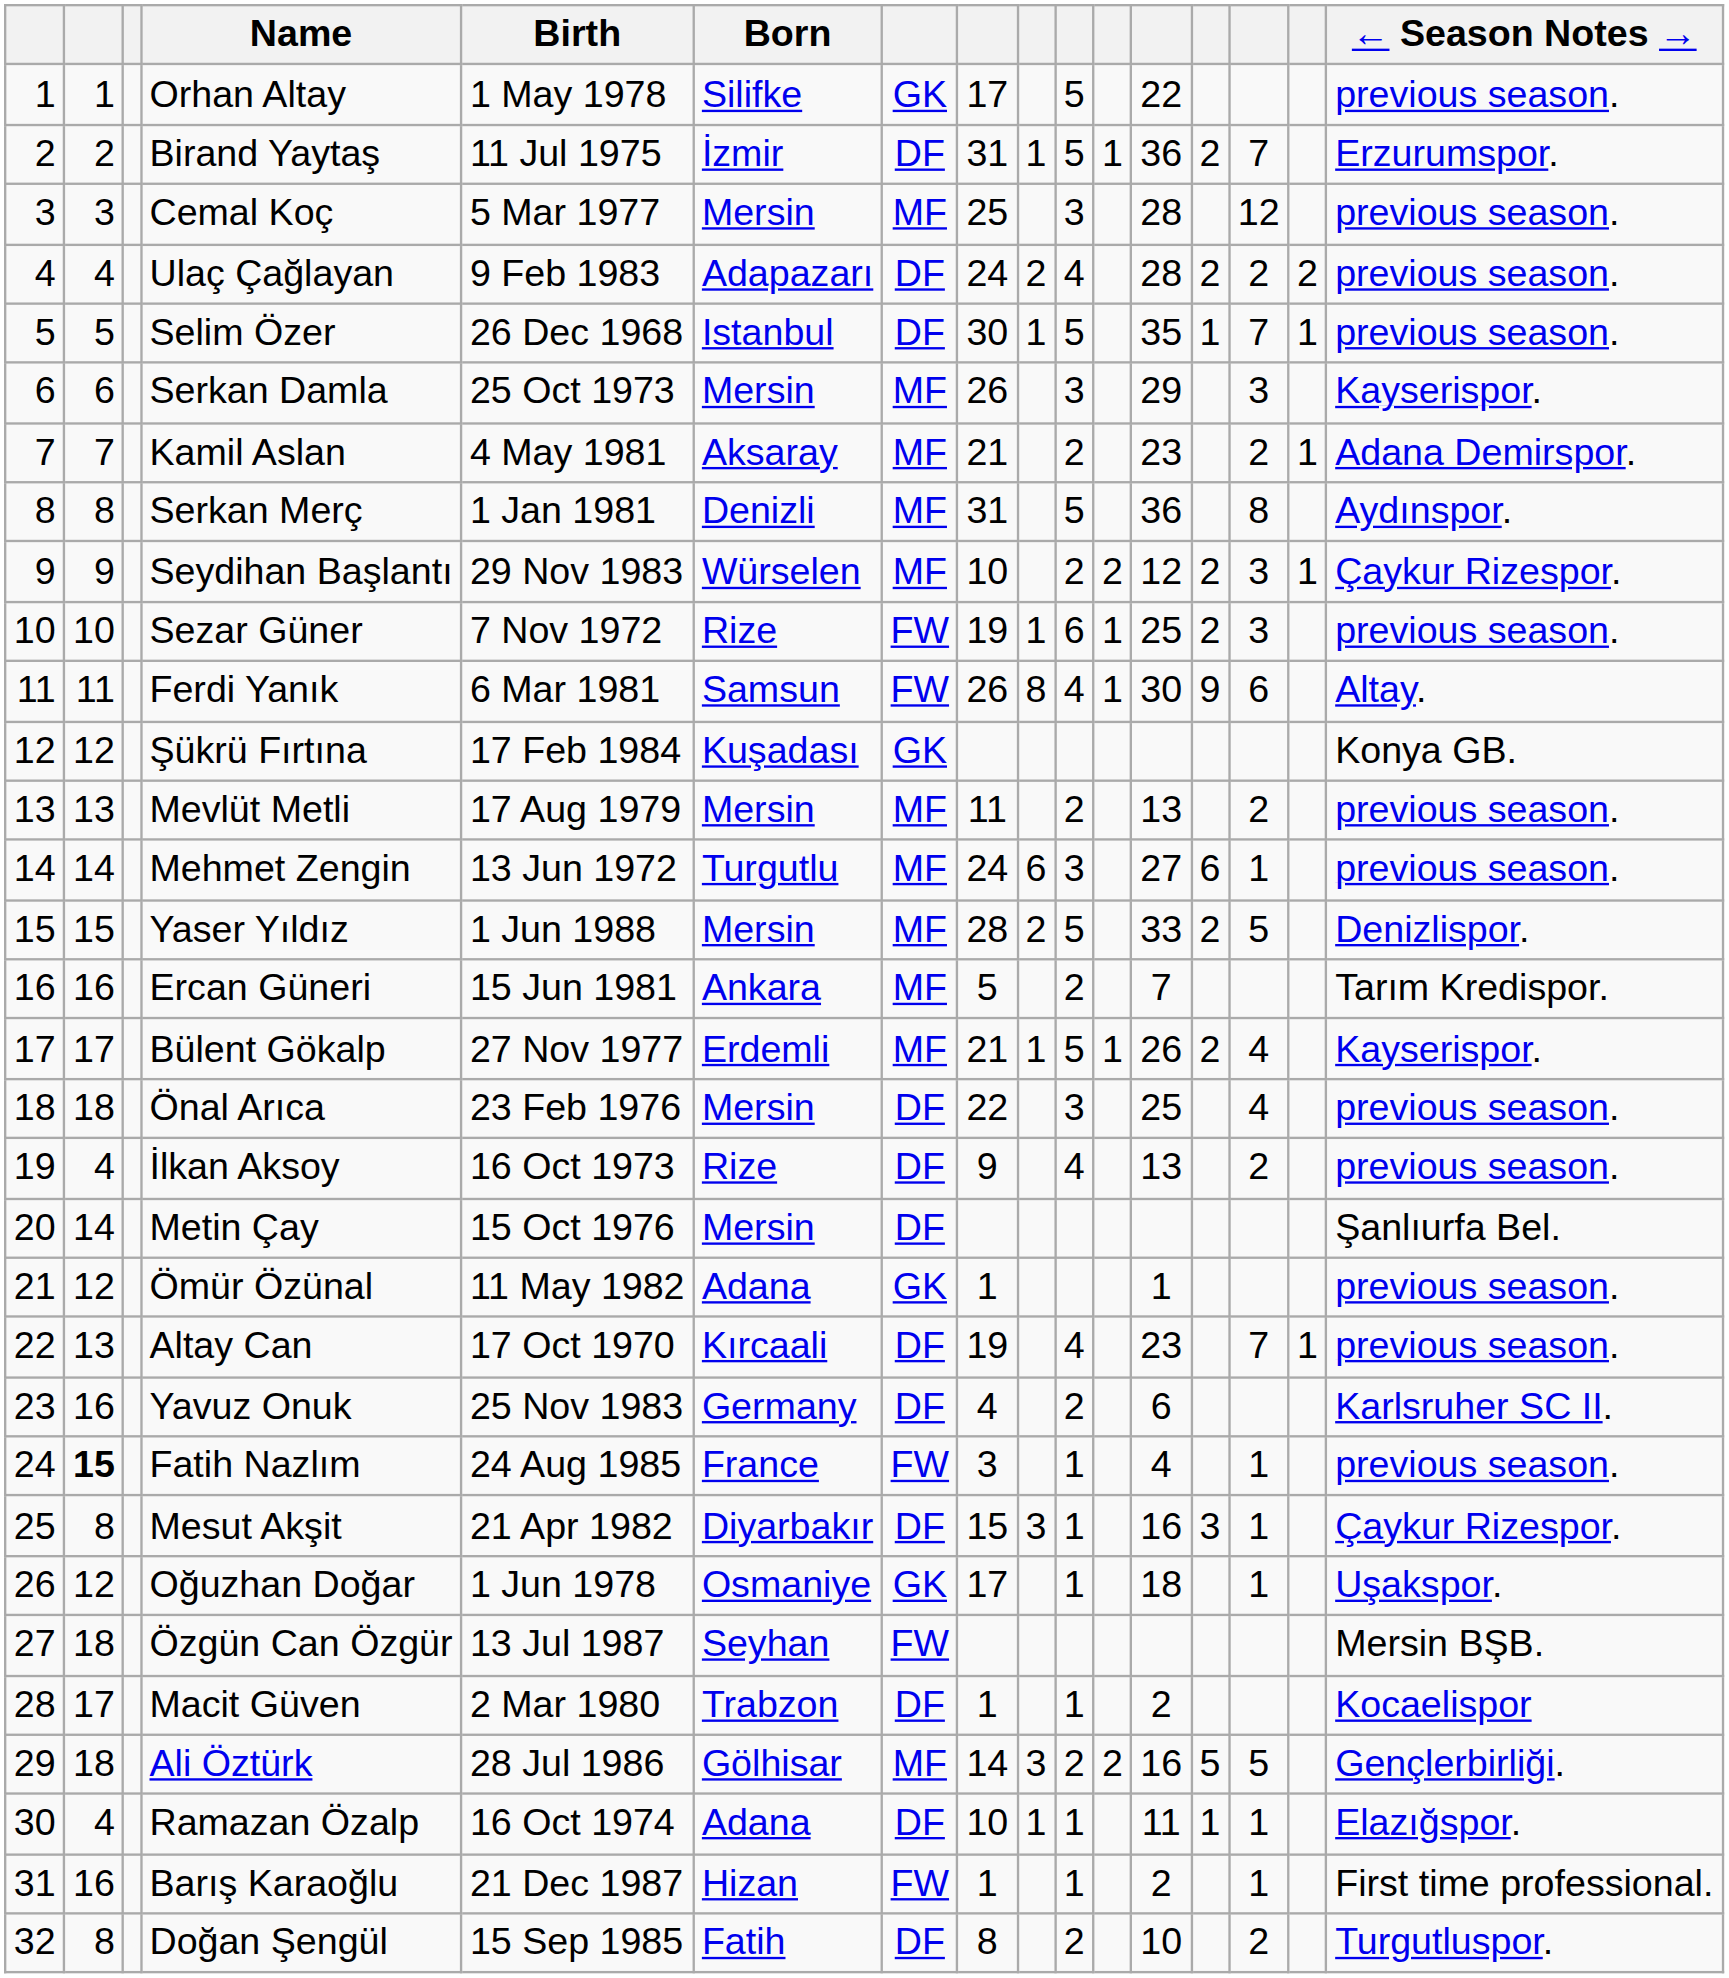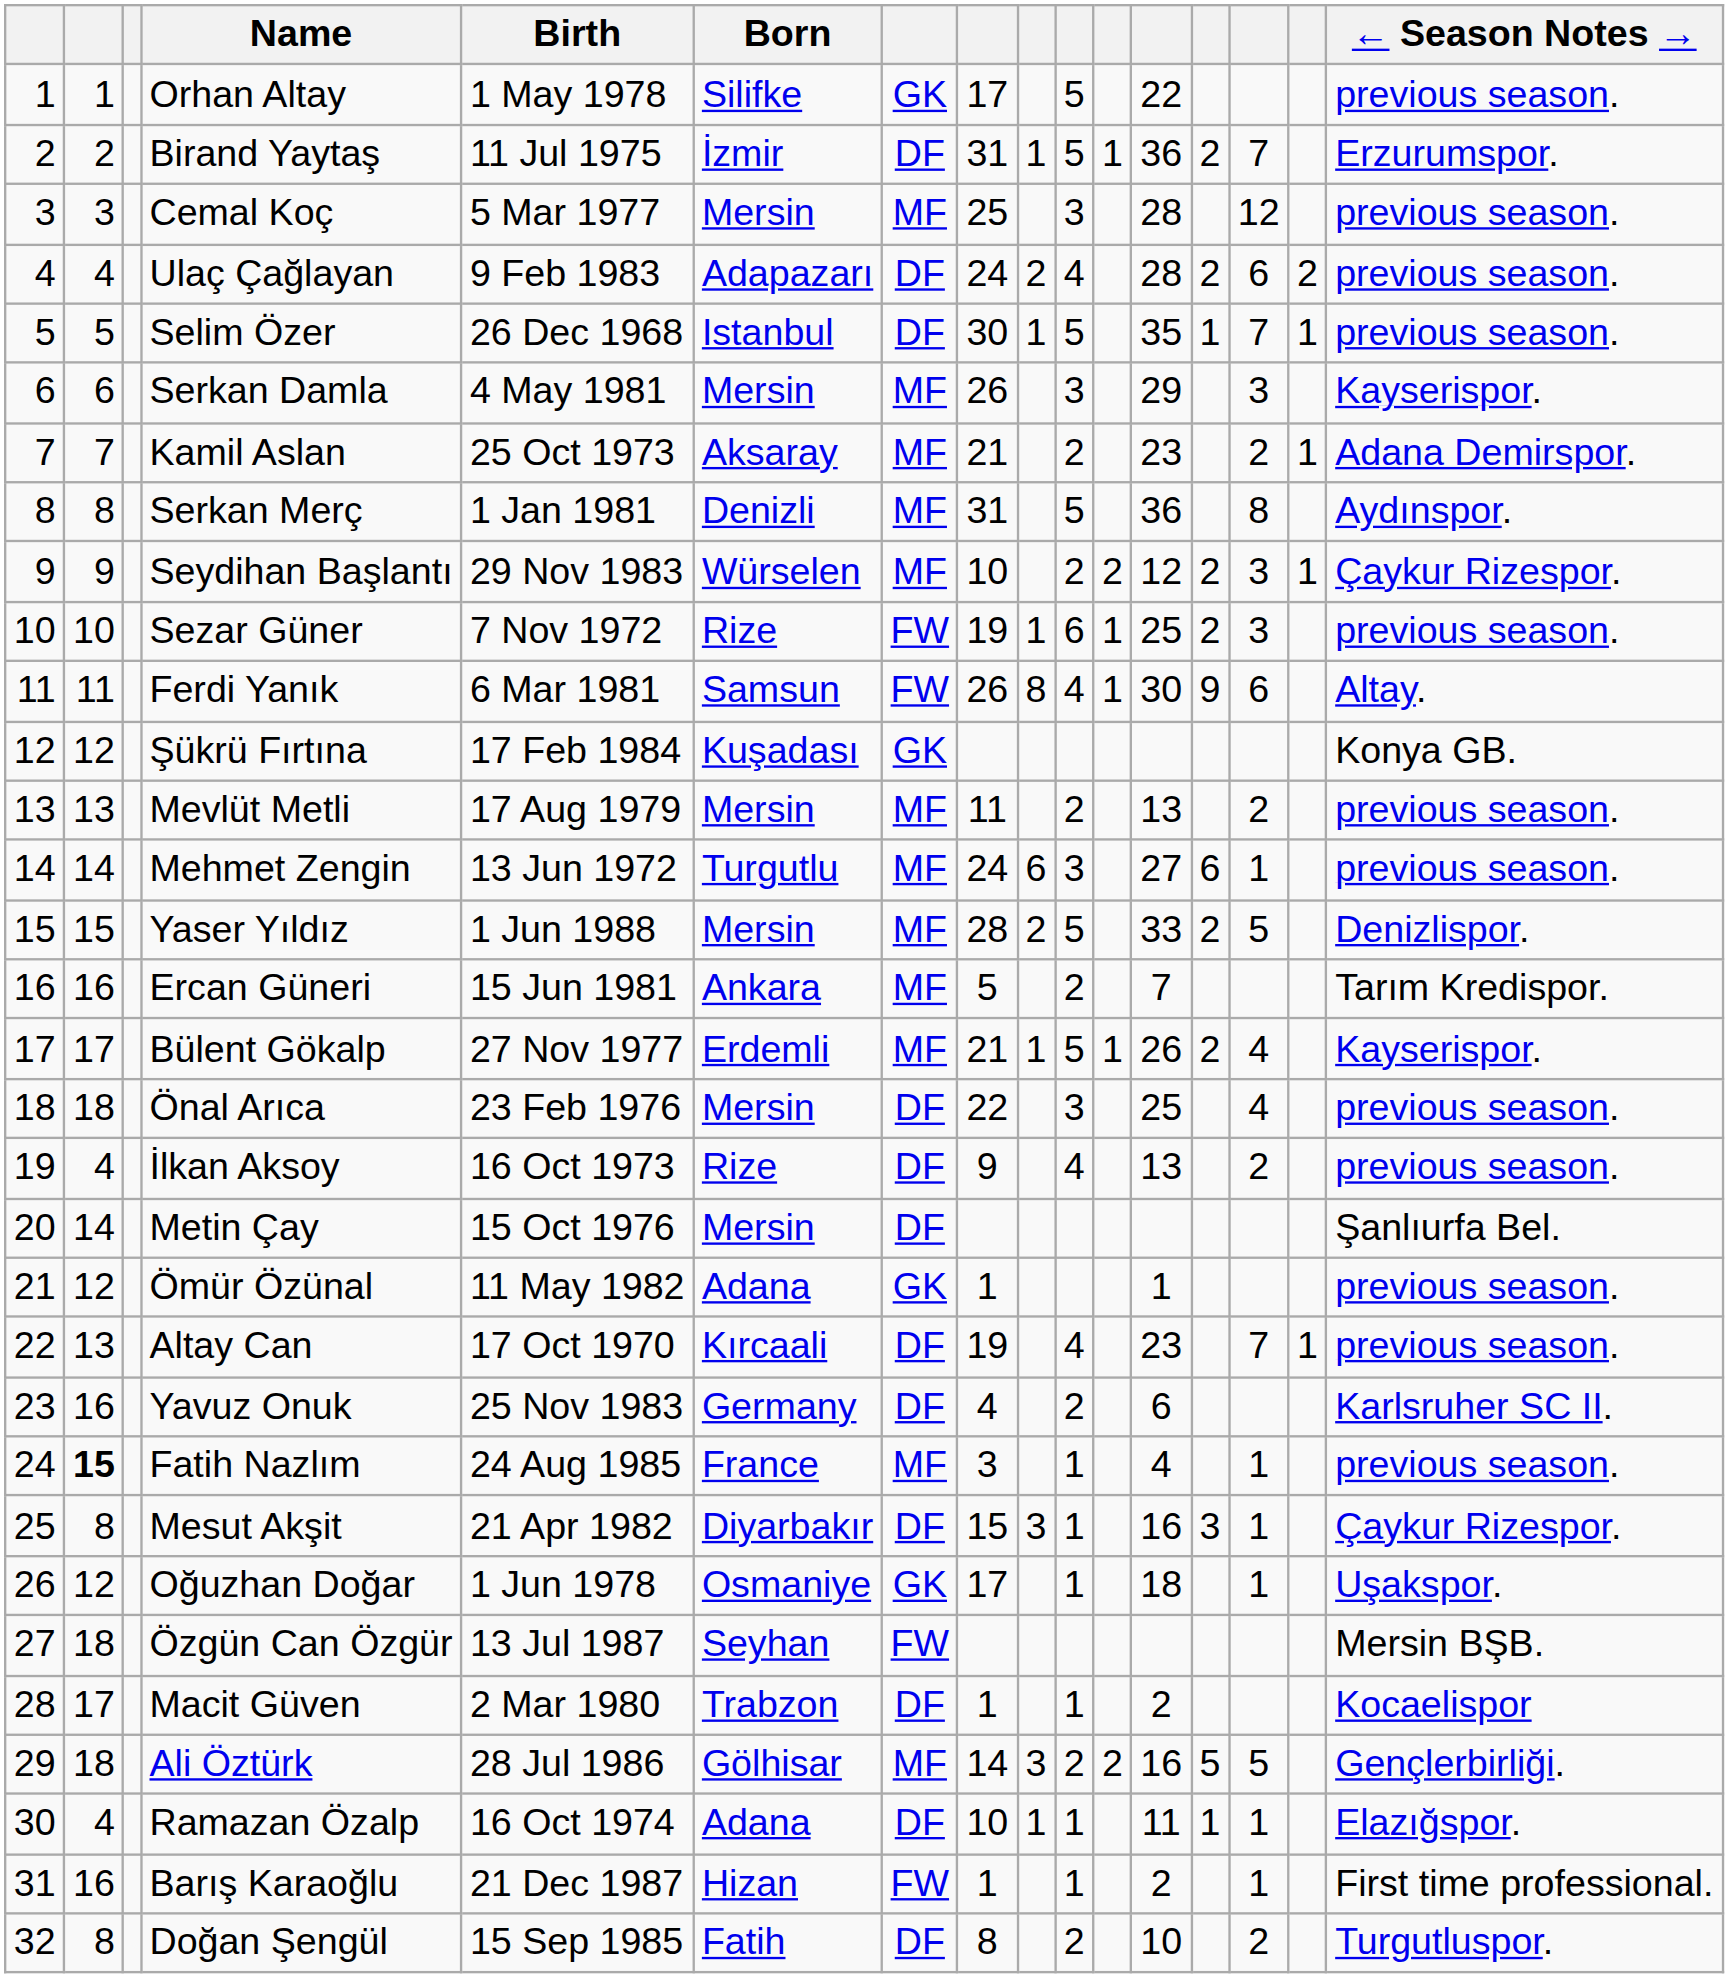(1259, 272) 2 -> (1259, 272) 6
(572, 392) 25 Oct 1973 -> (568, 392) 4 May 1981
(568, 451) 4 May 1981 -> (572, 451) 25 Oct 1973
(920, 1465) FW -> (920, 1465) MF
